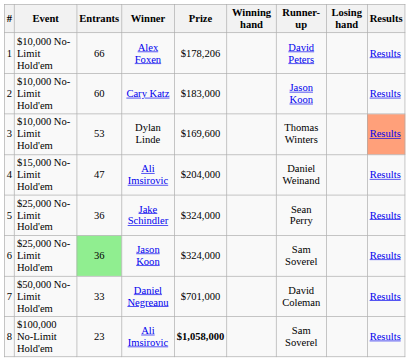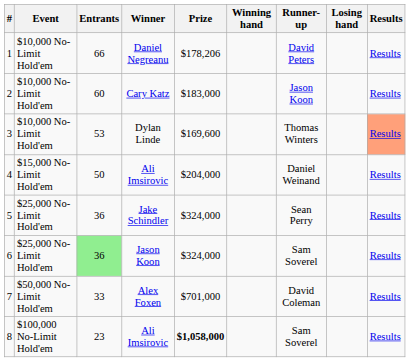(148, 53) Alex Foxen -> (148, 53) Daniel Negreanu
(99, 174) 47 -> (99, 174) 50
(148, 296) Daniel Negreanu -> (148, 296) Alex Foxen
